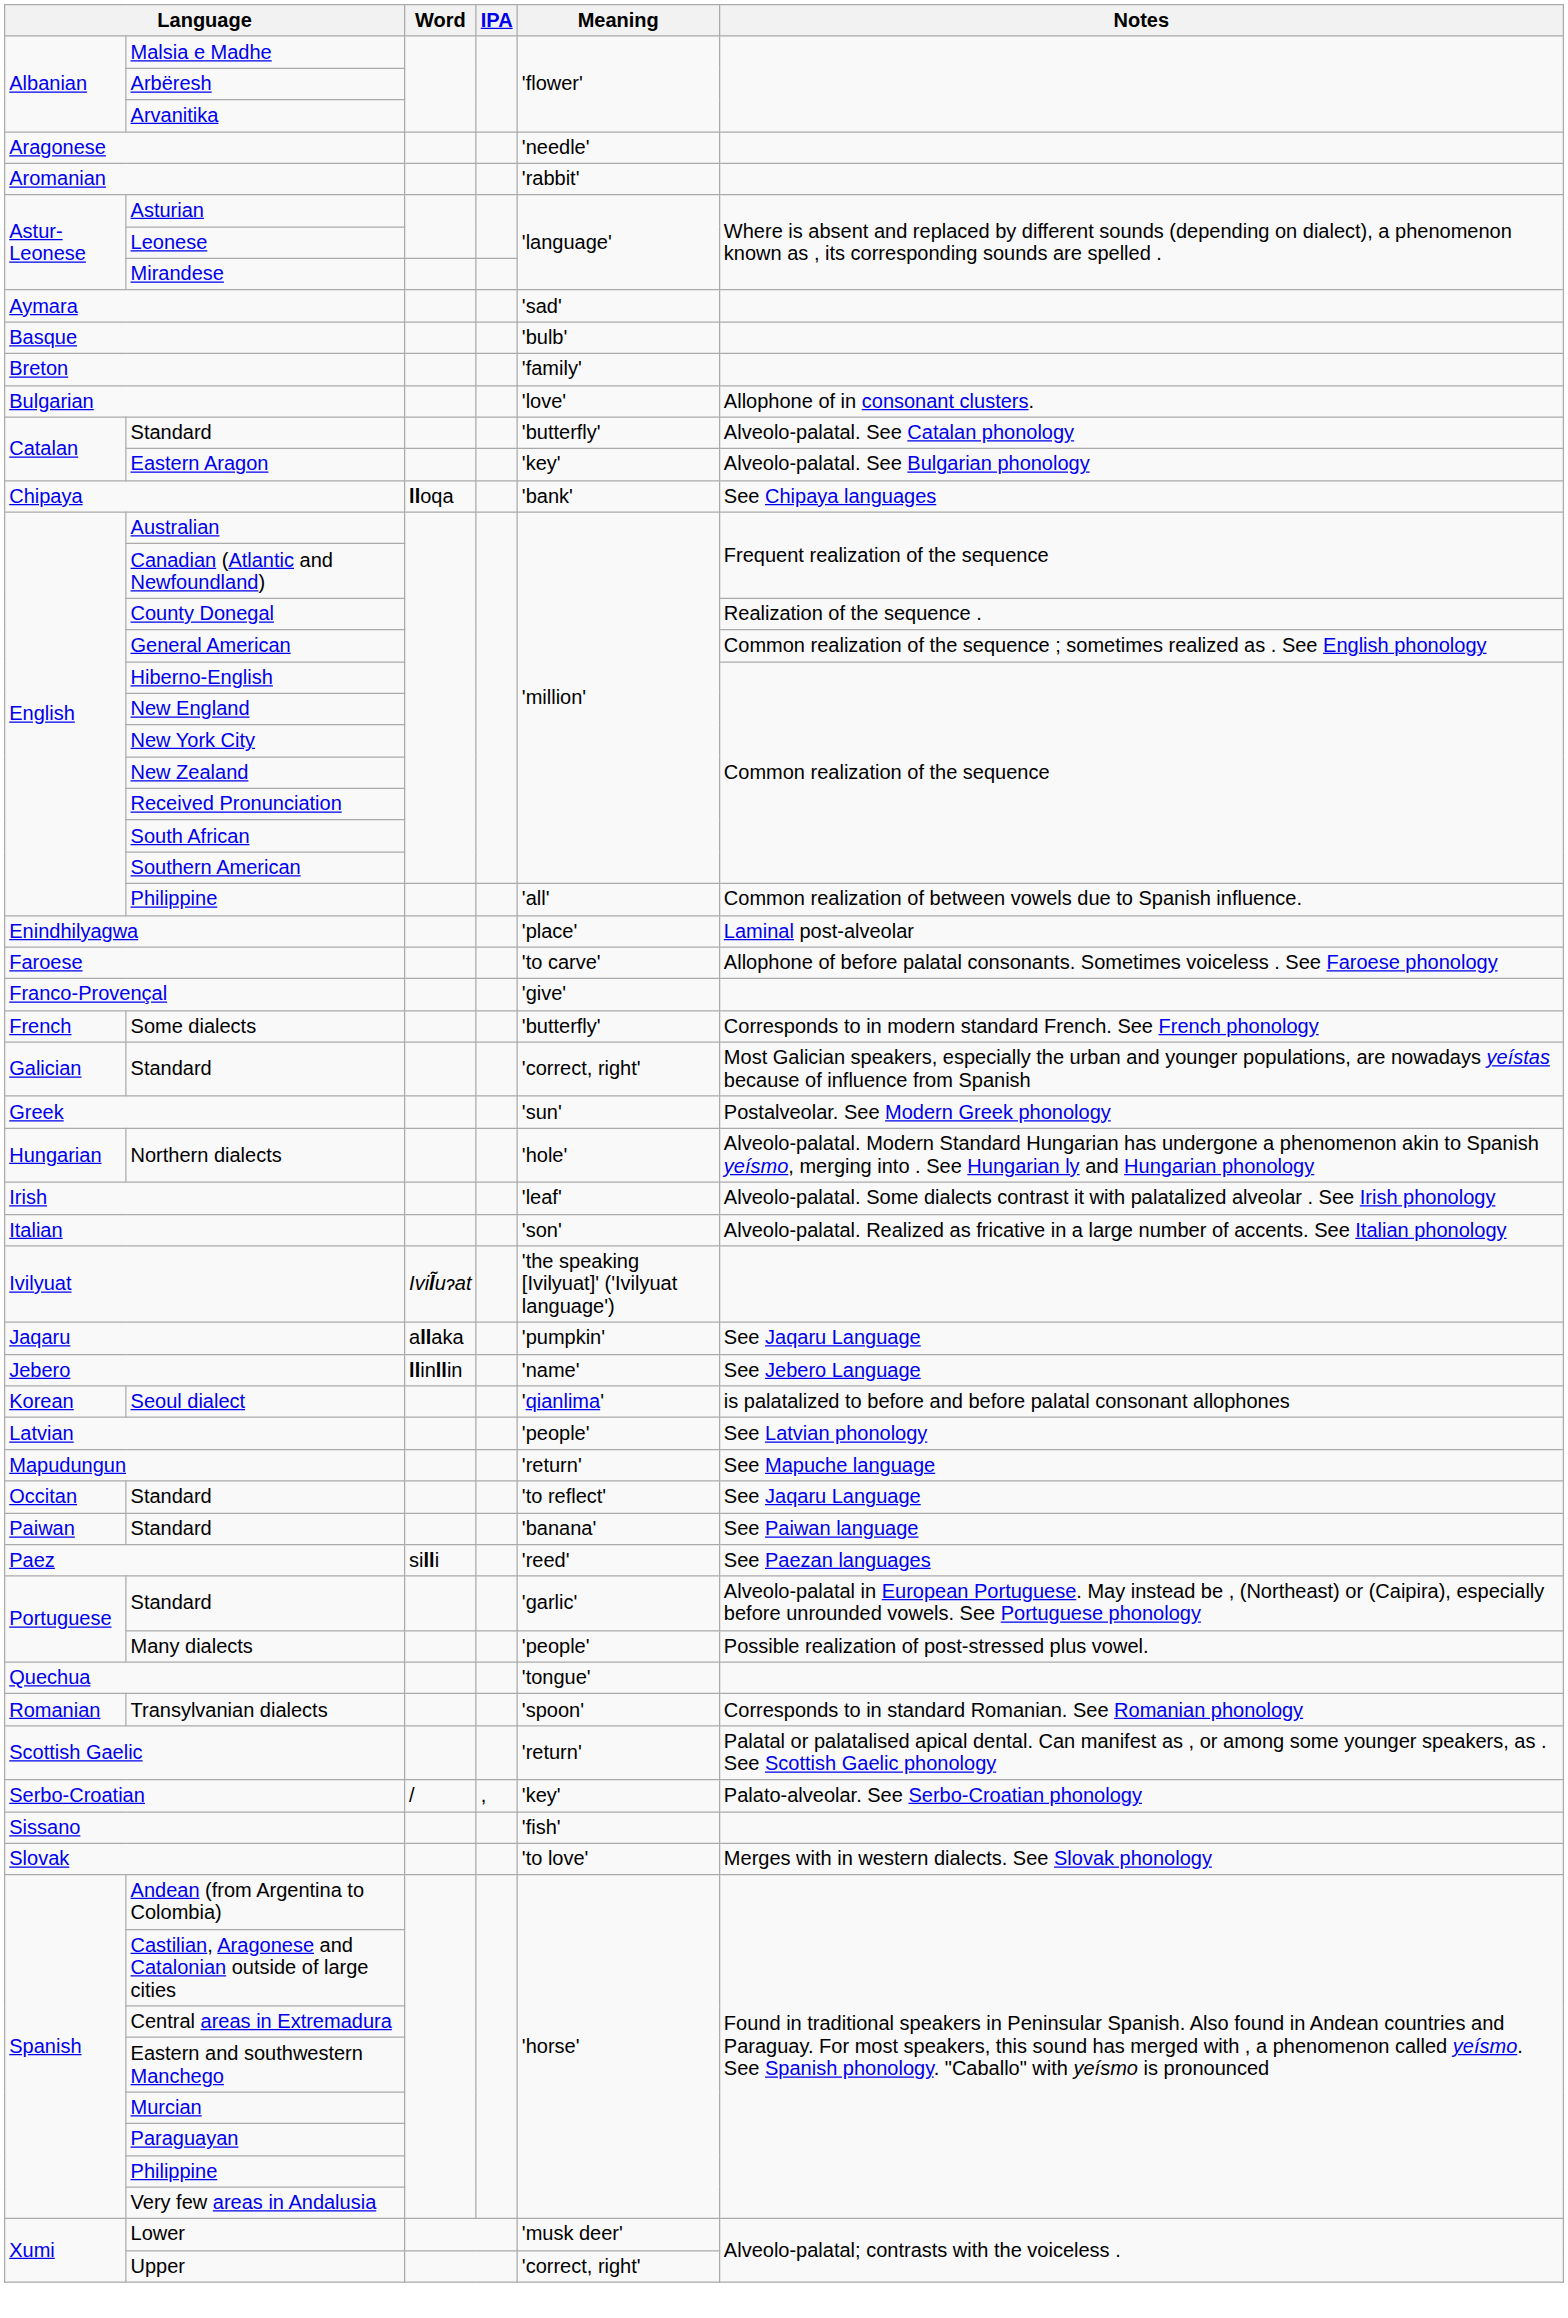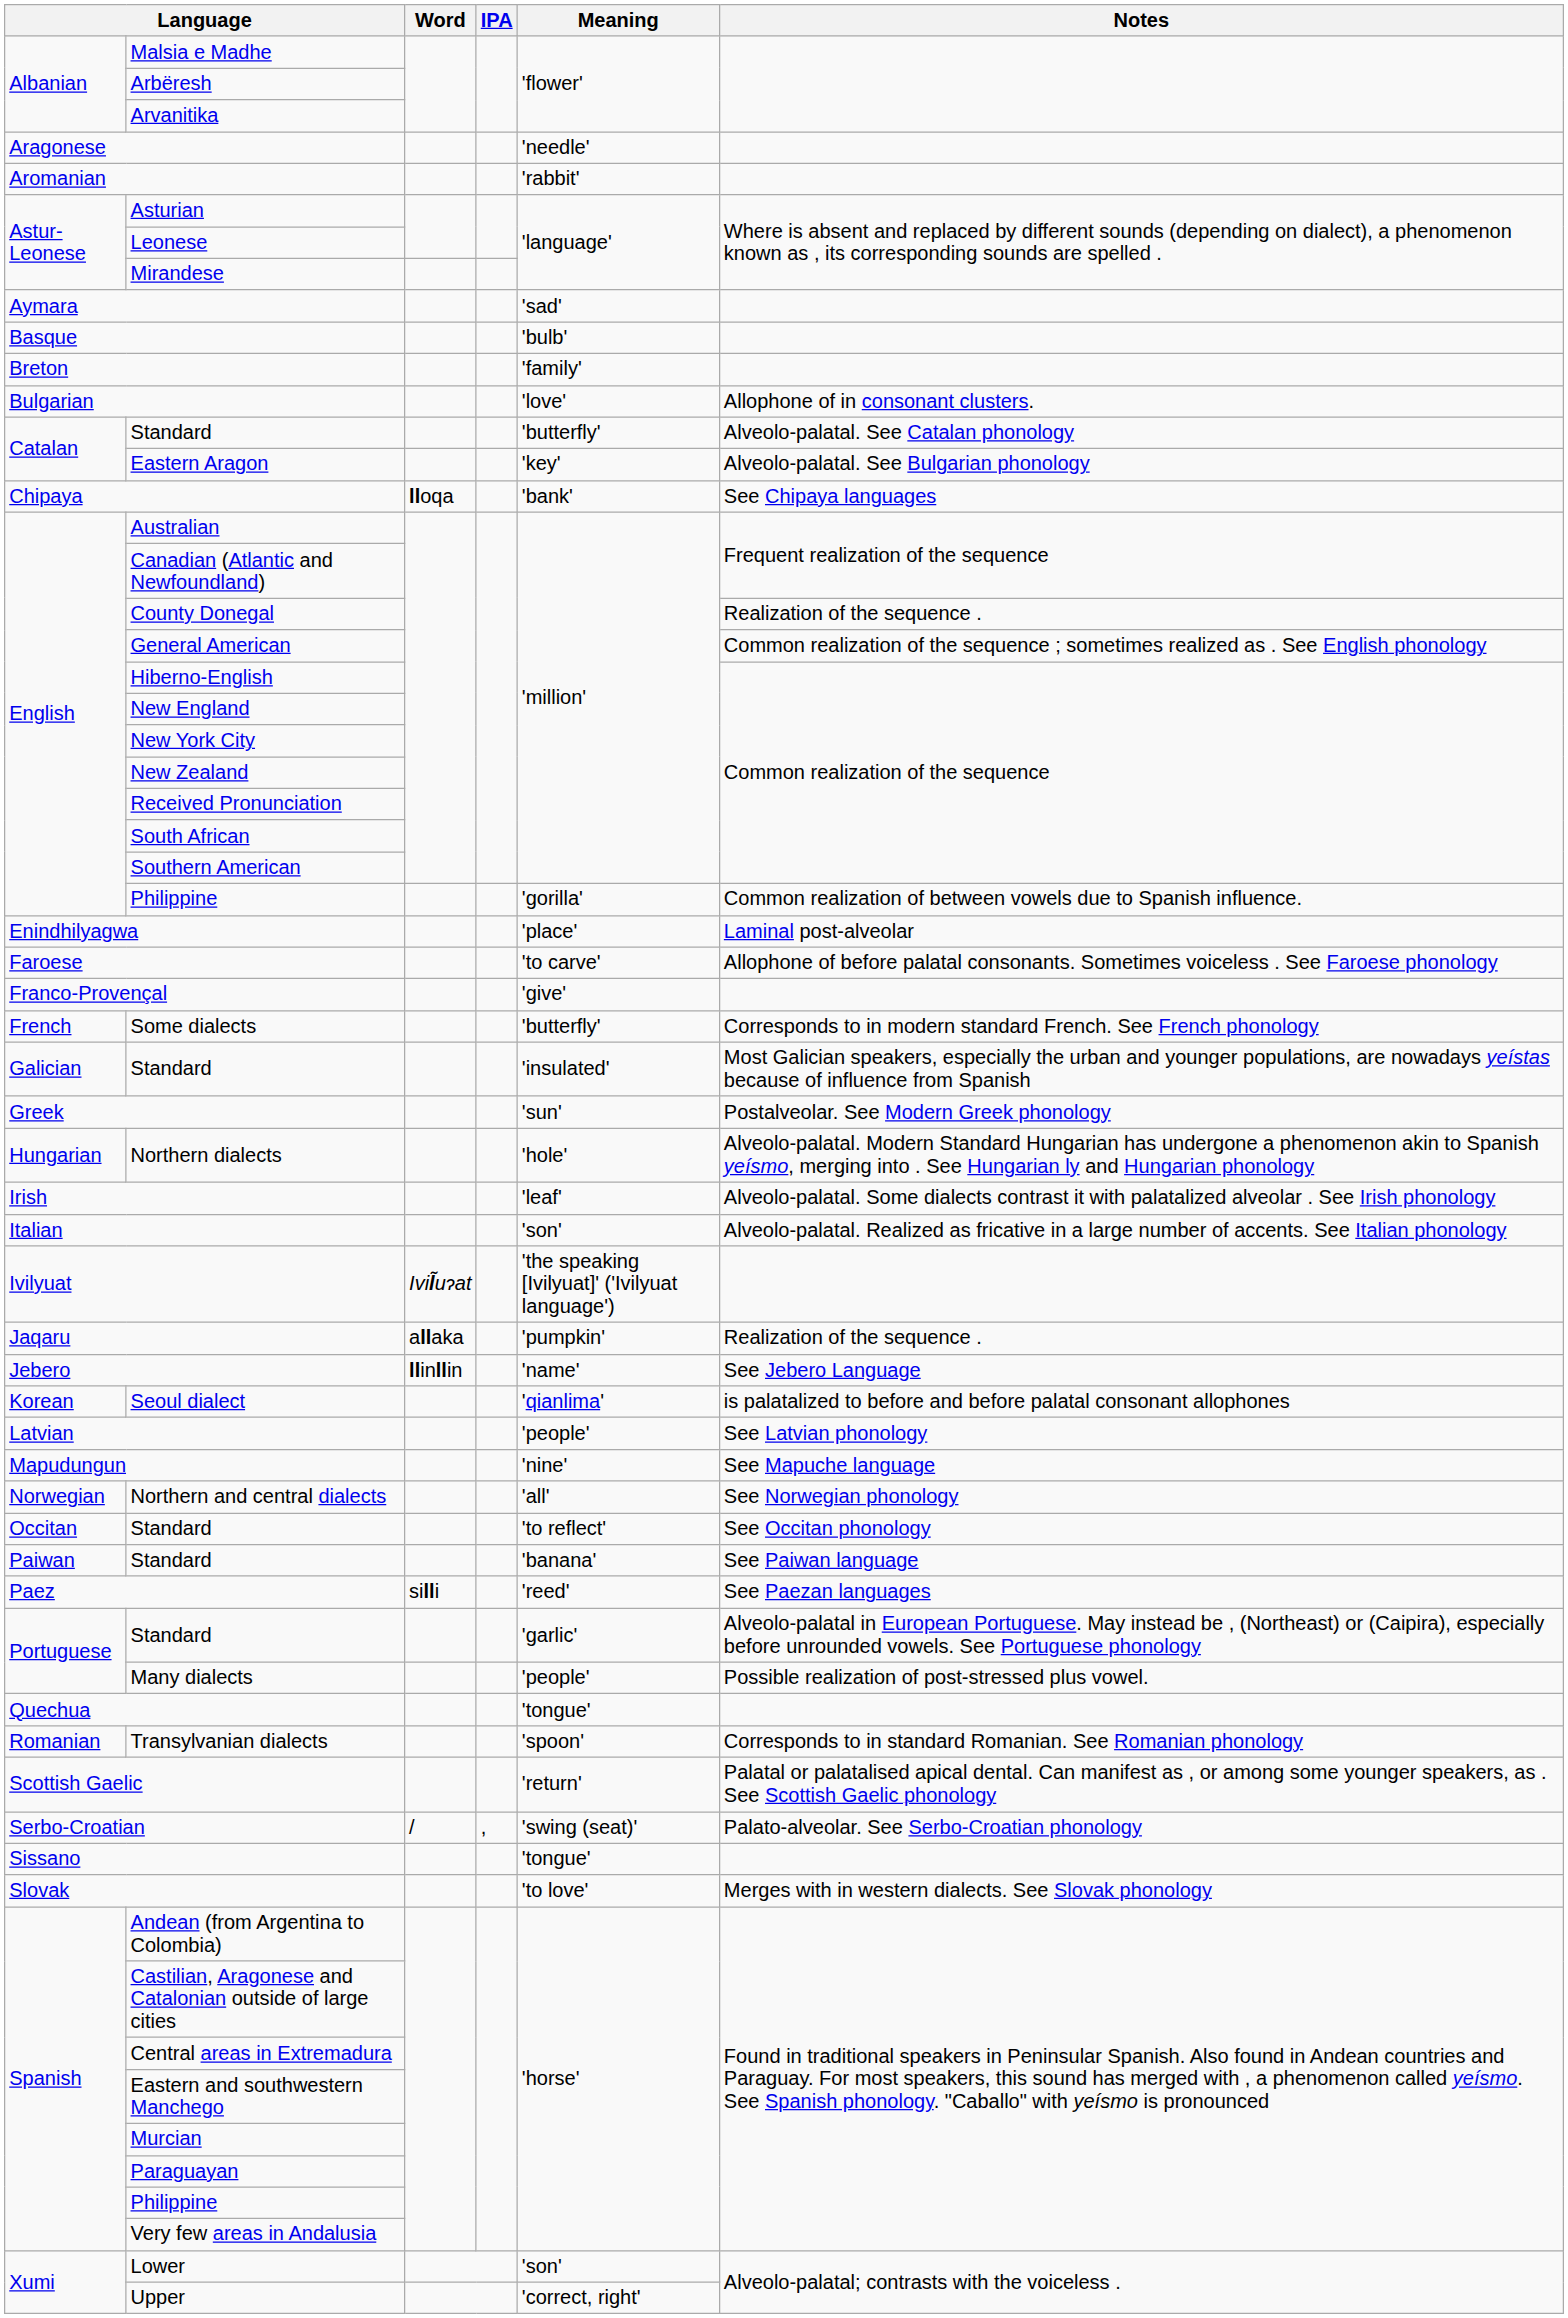(536, 899) 'all' -> (552, 899) 'gorilla'
(581, 1069) 'correct, right' -> (566, 1069) 'insulated'
(822, 1338) See Jaqaru Language -> (853, 1338) Realization of the sequence .
(552, 1465) 'return' -> (545, 1465) 'nine'
+ row: (57, 1496)
(822, 1496) See Jaqaru Language -> (827, 1528) See Occitan phonology
(541, 1795) 'key' -> (580, 1827) 'swing (seat)'
(541, 1827) 'fish' -> (556, 1858) 'tongue'
(572, 2234) 'musk deer' -> (542, 2266) 'son'
